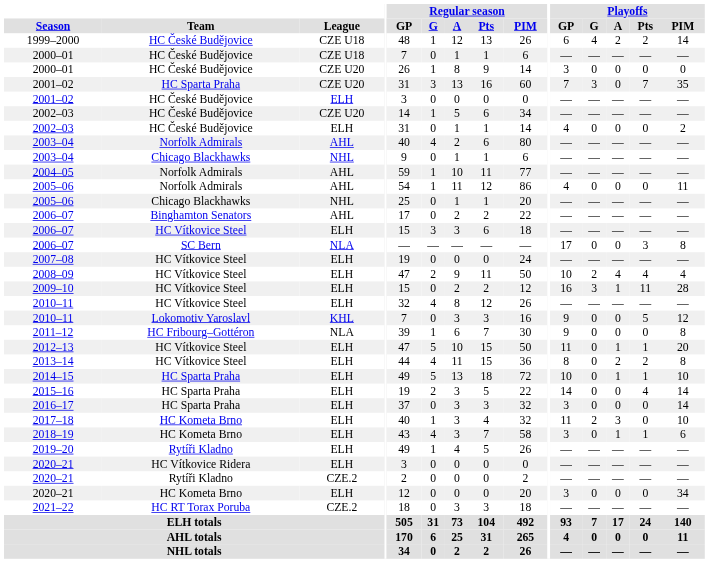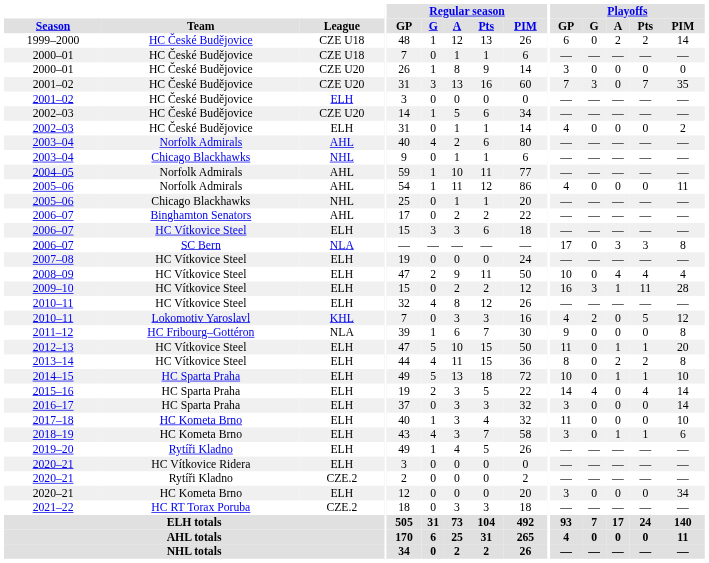(594, 40) 4 -> (594, 40) 0
(201, 84) HC Sparta Praha -> (201, 84) HC České Budějovice
(618, 245) 0 -> (618, 245) 3
(594, 274) 2 -> (594, 274) 0
(566, 318) 9 -> (566, 318) 4
(594, 318) 0 -> (594, 318) 2
(594, 391) 0 -> (594, 391) 4
(594, 420) 2 -> (594, 420) 0
(618, 420) 3 -> (618, 420) 0
